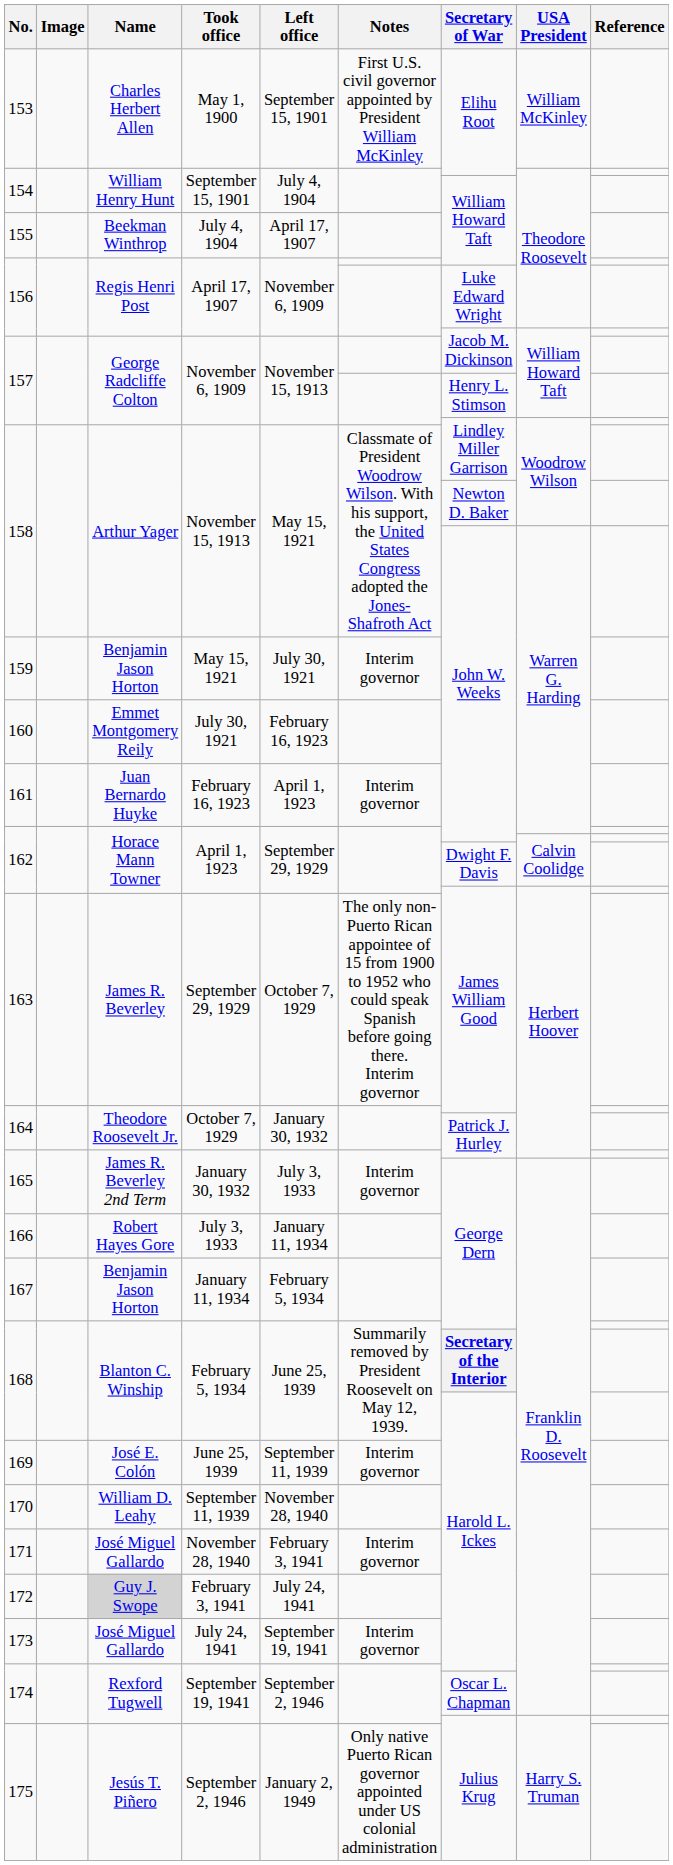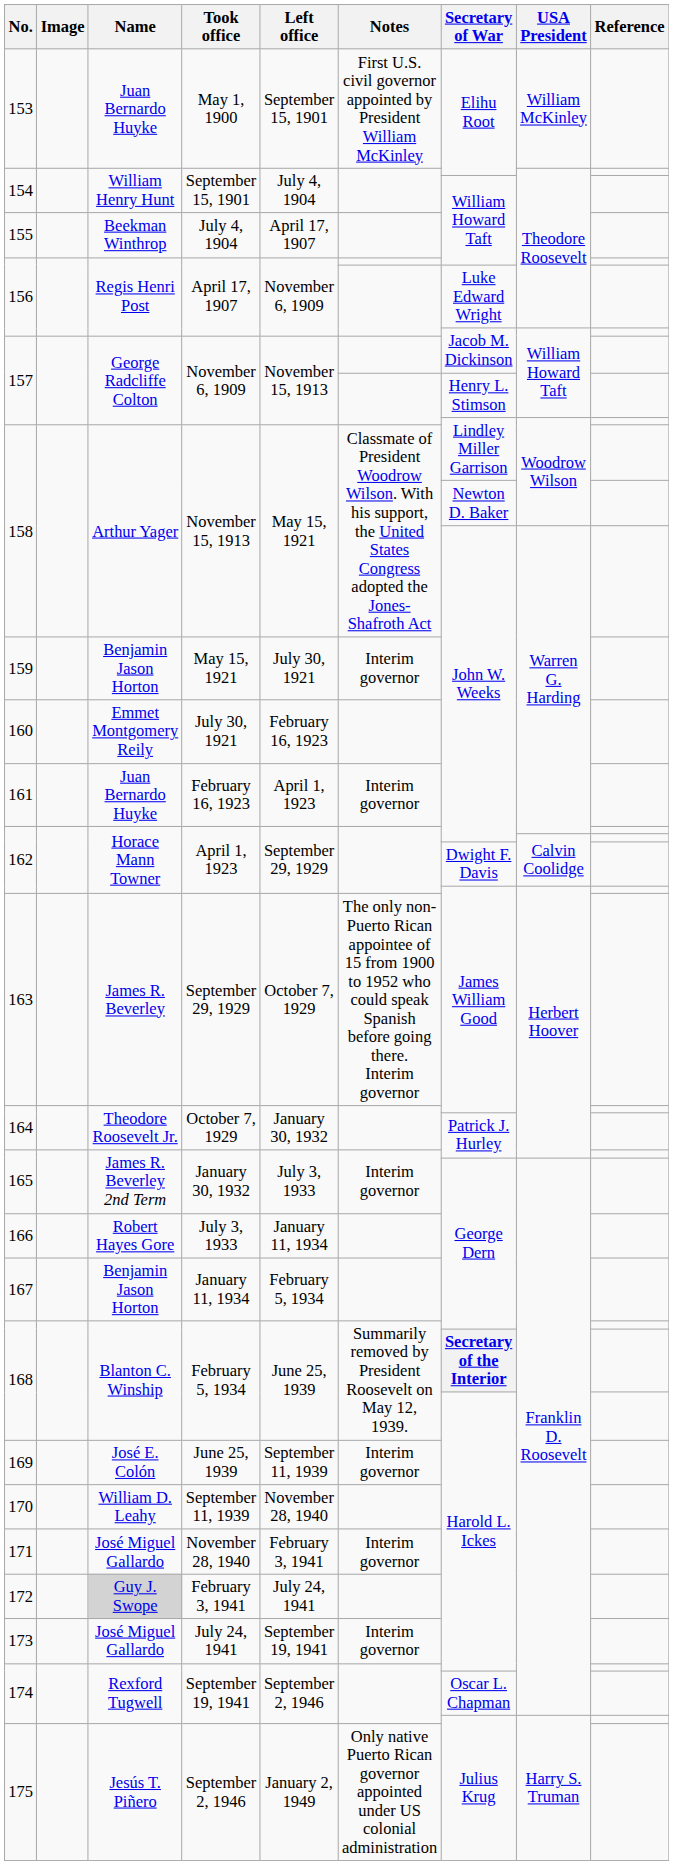(135, 108) Charles Herbert Allen -> (135, 108) Juan Bernardo Huyke
